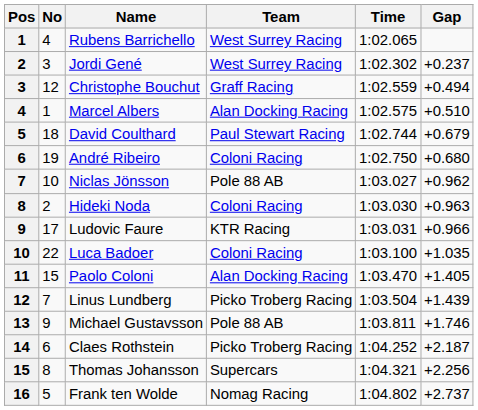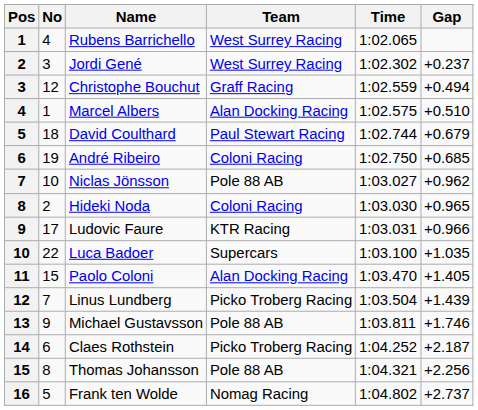(447, 158) +0.680 -> (447, 158) +0.685
(447, 205) +0.963 -> (447, 205) +0.965
(256, 252) Coloni Racing -> (244, 252) Supercars
(244, 370) Supercars -> (247, 370) Pole 88 AB
